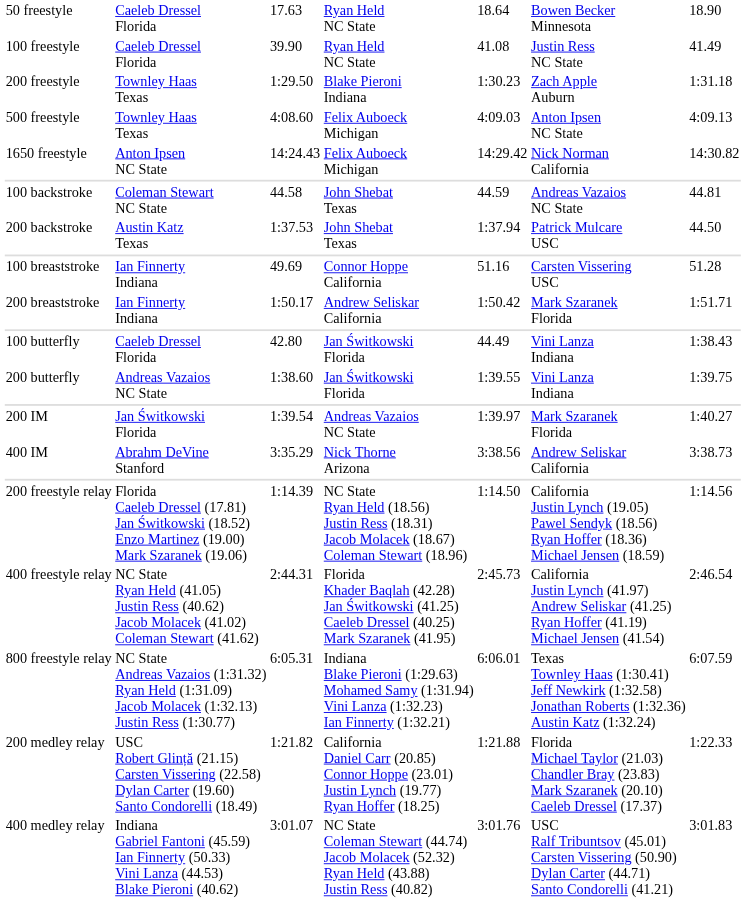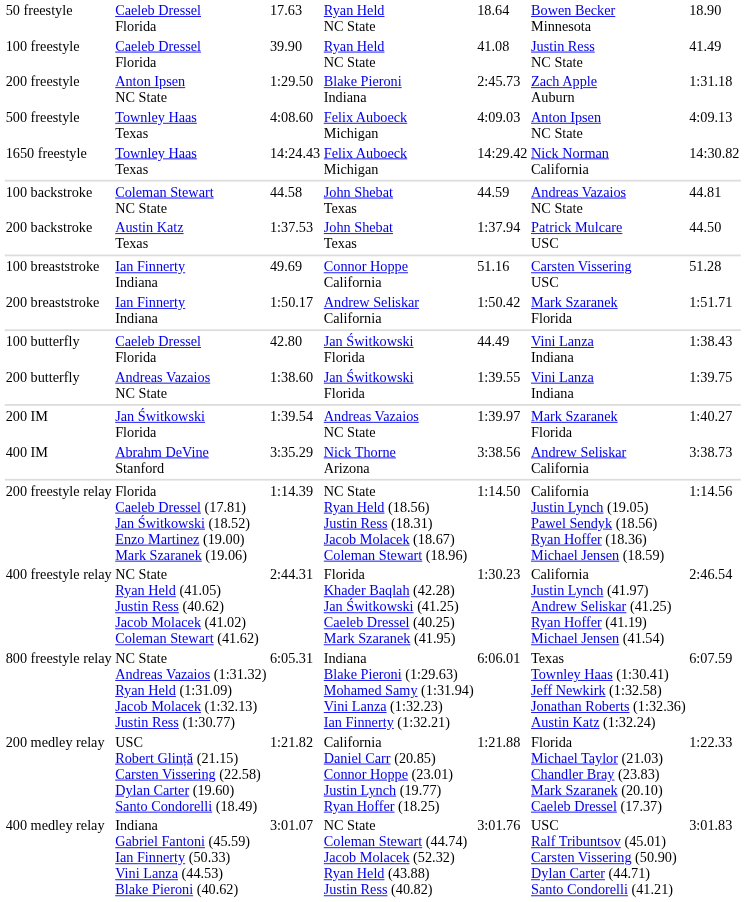(156, 89) Townley Haas Texas -> (150, 89) Anton Ipsen NC State
(499, 81) 1:30.23 -> (499, 81) 2:45.73
(150, 161) Anton Ipsen NC State -> (156, 161) Townley Haas Texas
(499, 574) 2:45.73 -> (499, 574) 1:30.23
